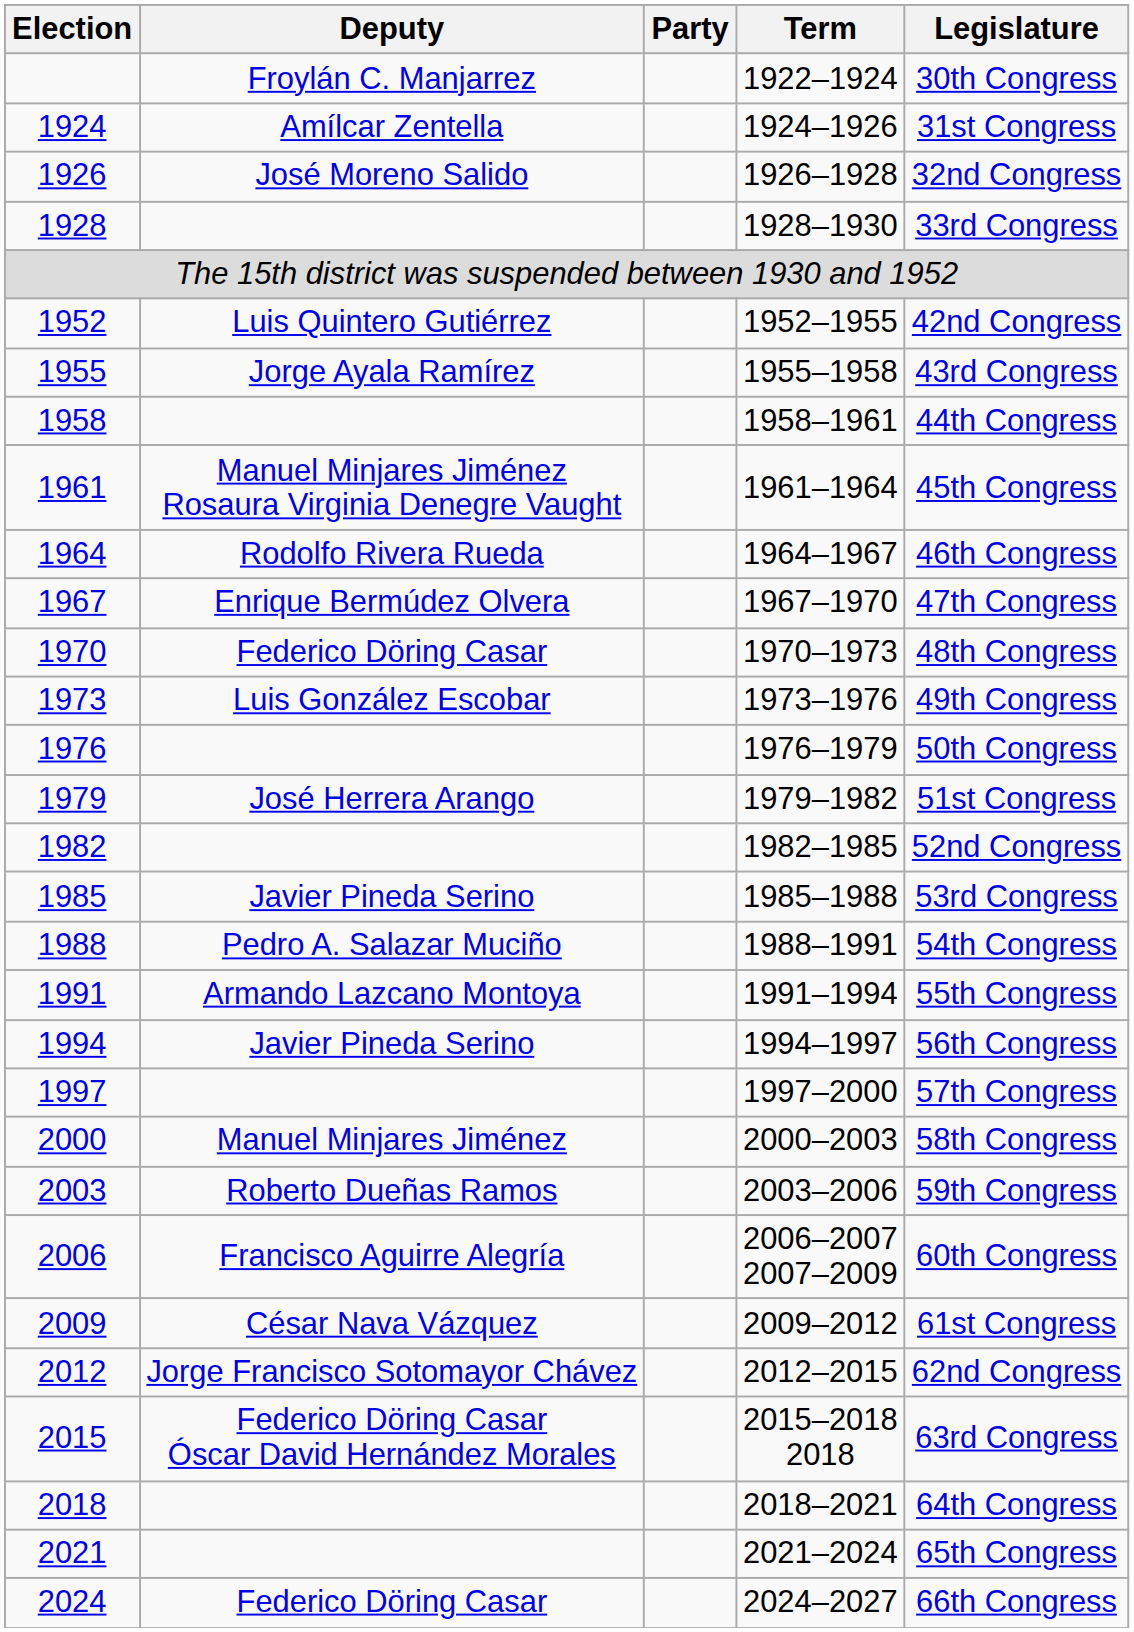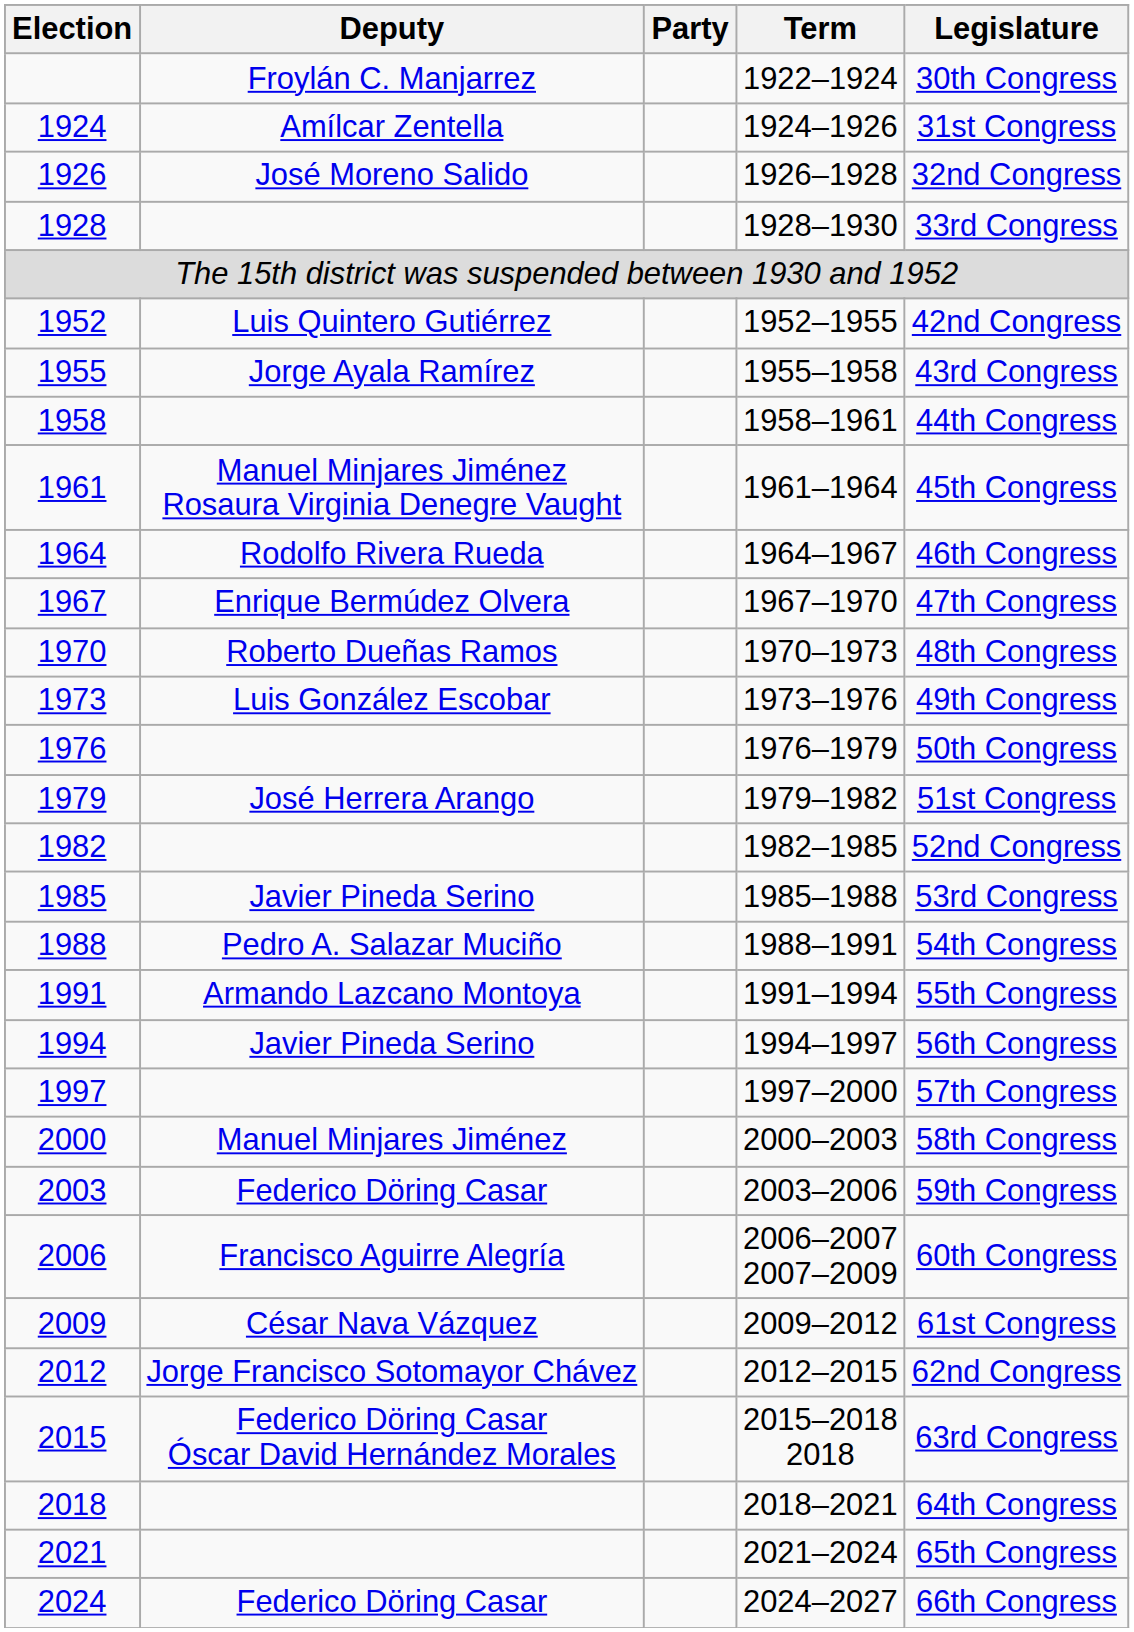(392, 651) Federico Döring Casar -> (392, 651) Roberto Dueñas Ramos
(392, 1190) Roberto Dueñas Ramos -> (392, 1190) Federico Döring Casar
